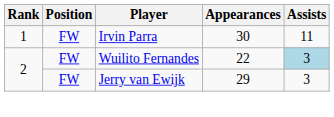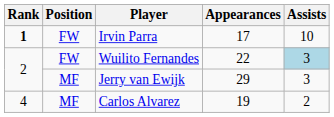(23, 36) normal -> (23, 36) bold
(243, 36) 30 -> (243, 36) 17
(307, 36) 11 -> (307, 36) 10
(69, 79) FW -> (69, 79) MF
+ row: (139, 101)
